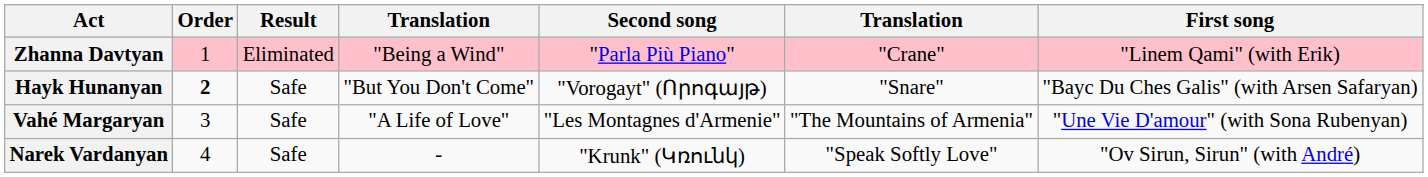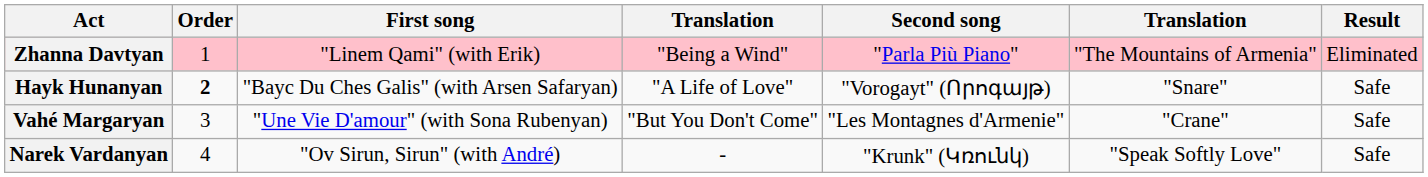columns swapped: (1230, 20) <-> (288, 20)
(911, 53) "Crane" -> (1195, 53) "The Mountains of Armenia"
(439, 87) "But You Don't Come" -> (723, 87) "A Life of Love"
(439, 121) "A Life of Love" -> (723, 121) "But You Don't Come"
(911, 121) "The Mountains of Armenia" -> (1195, 121) "Crane"
